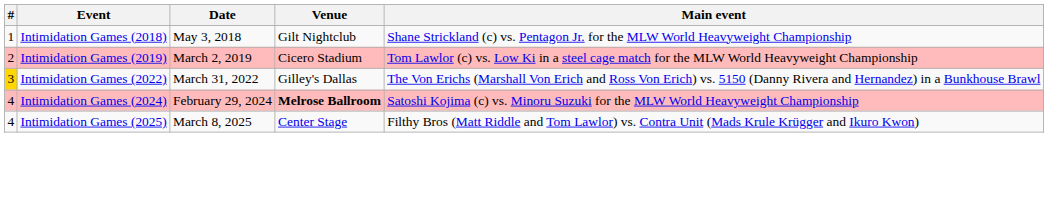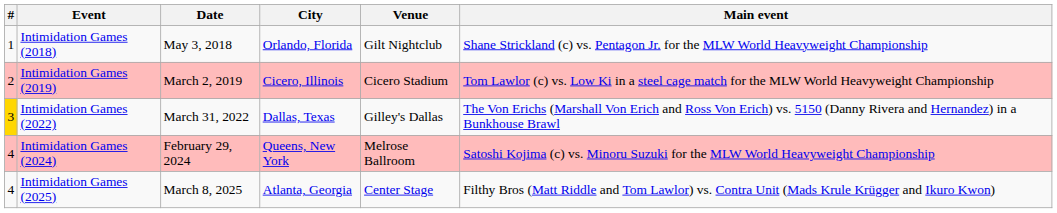+ column: (310, 15)
(330, 100) bold -> (389, 153) normal
